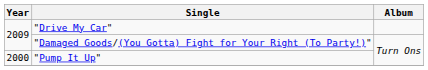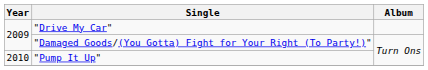(18, 58) 2000 -> (18, 58) 2010
